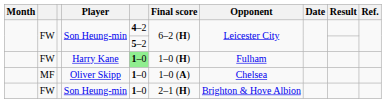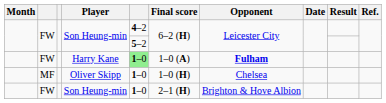(174, 59) 1–0 (H) -> (174, 59) 1–0 (A)
(251, 59) normal -> (251, 59) bold
(174, 75) 1–0 (A) -> (174, 75) 1–0 (H)
